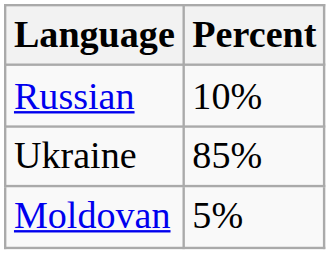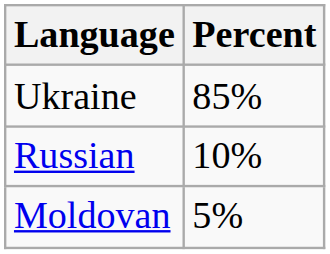rows swapped: (75, 155) <-> (74, 95)
